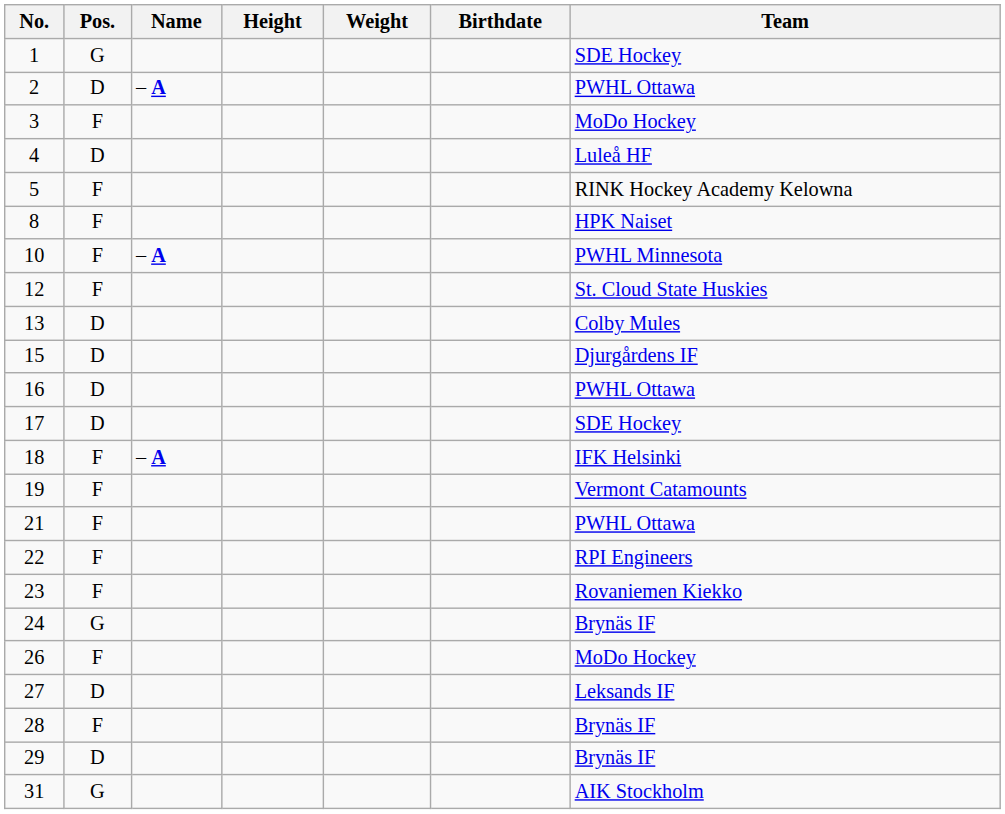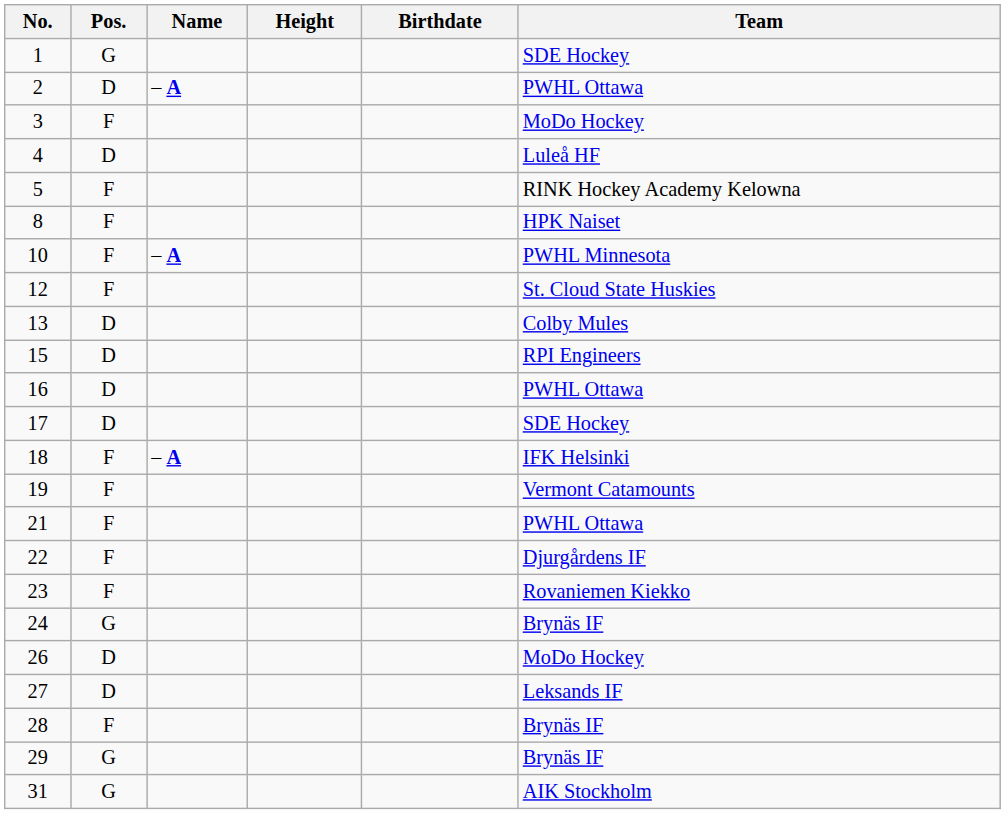- column: (377, 21)
(636, 356) Djurgårdens IF -> (582, 356) RPI Engineers
(634, 557) RPI Engineers -> (584, 557) Djurgårdens IF
(97, 657) F -> (109, 657) D
(97, 758) D -> (109, 758) G
